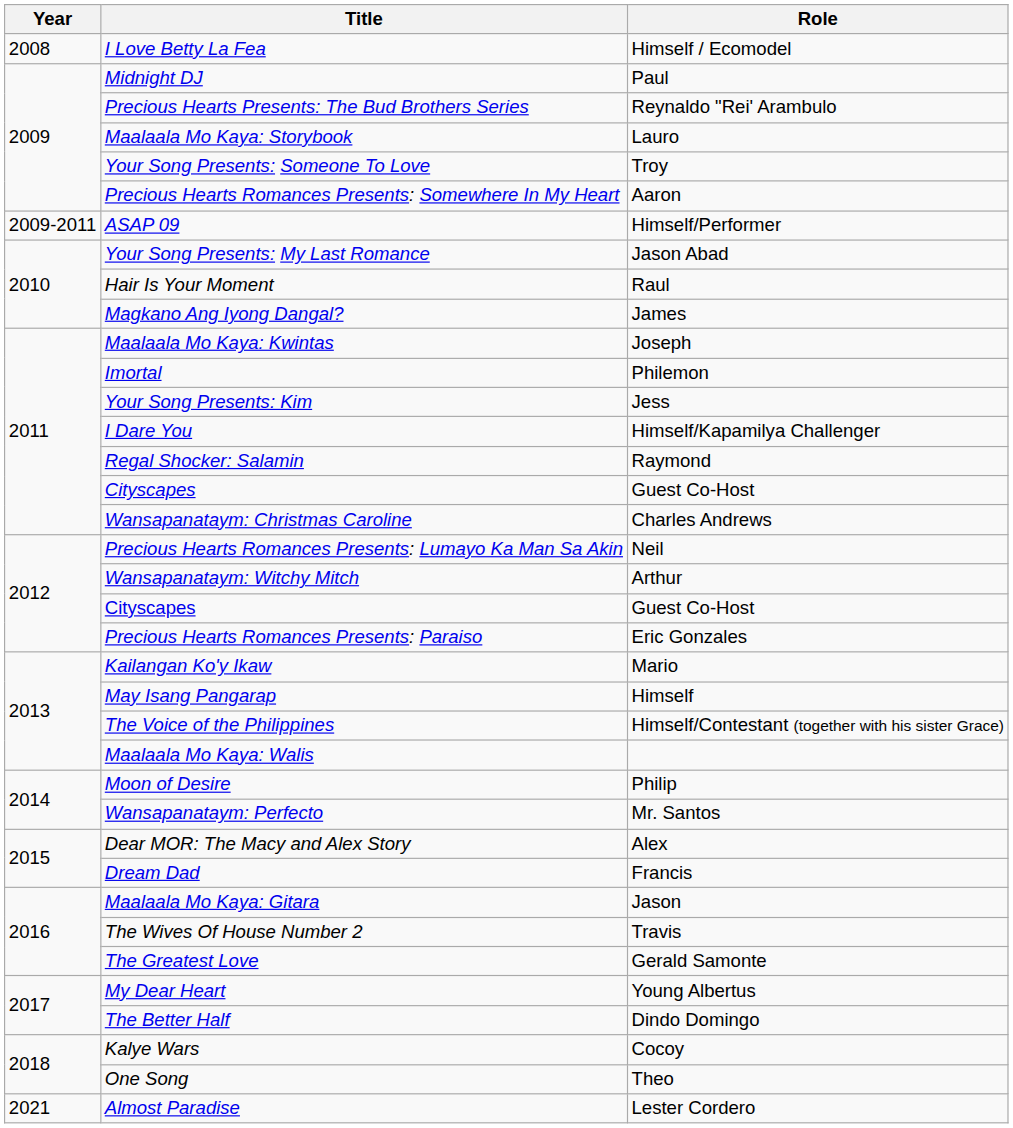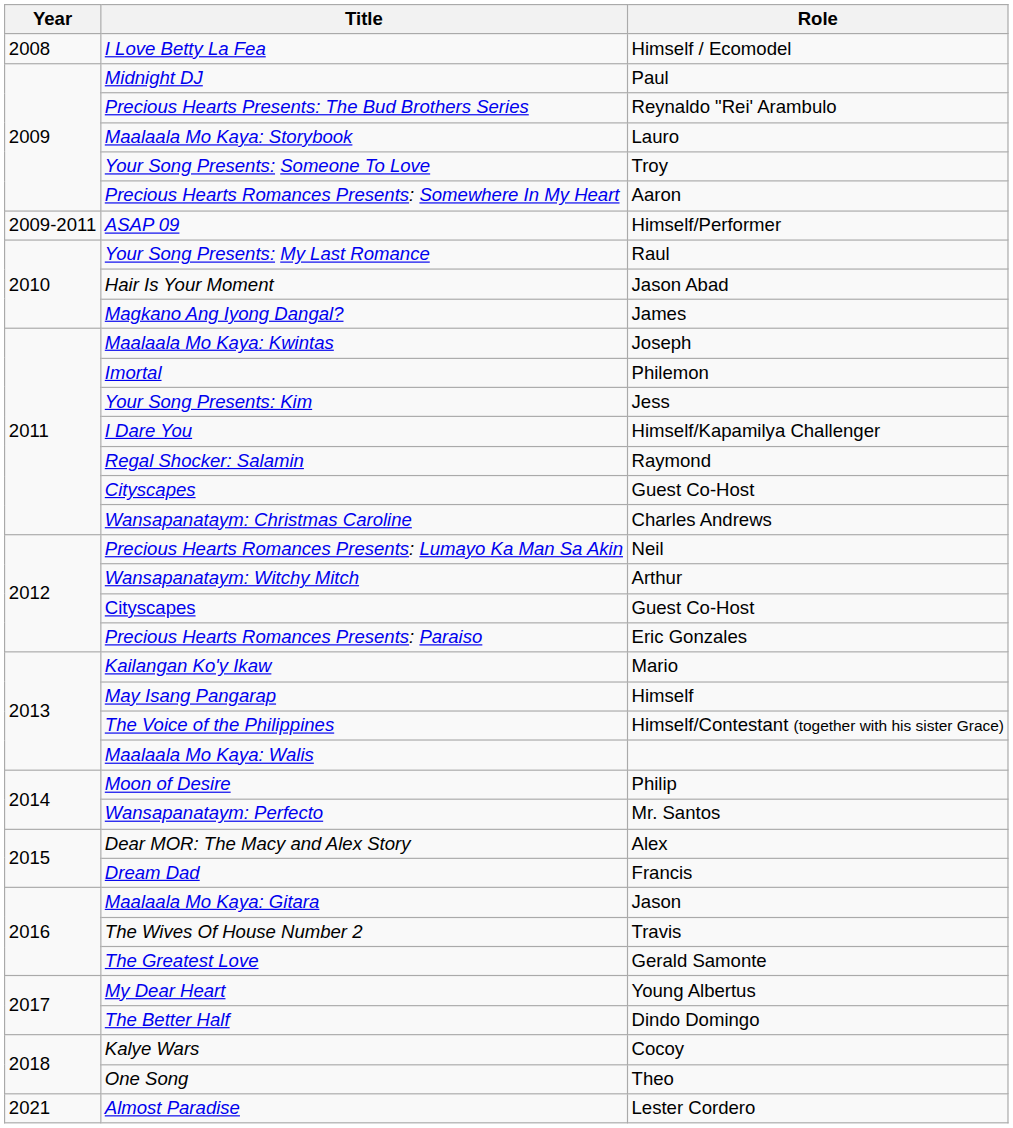(680, 254) Jason Abad -> (651, 254) Raul
(651, 284) Raul -> (680, 284) Jason Abad
